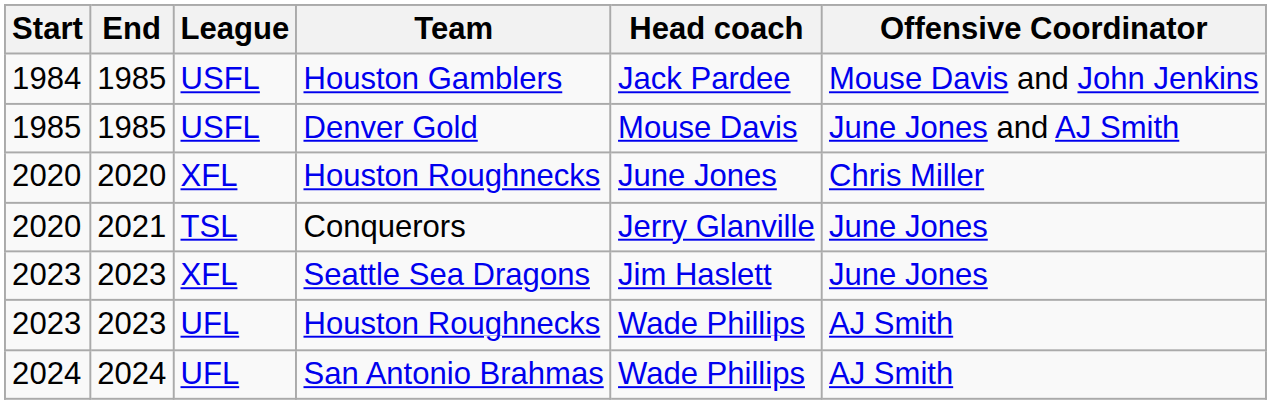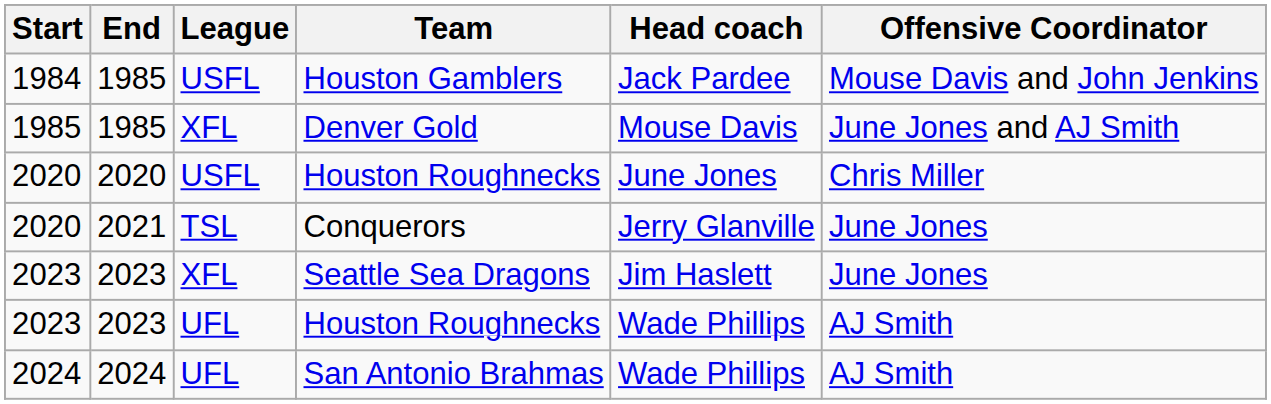(220, 127) USFL -> (209, 127) XFL
(209, 176) XFL -> (220, 176) USFL
